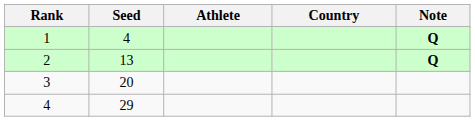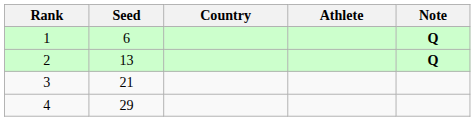columns swapped: (218, 15) <-> (334, 15)
(127, 37) 4 -> (127, 37) 6
(127, 82) 20 -> (127, 82) 21
